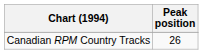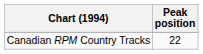(175, 40) 26 -> (175, 40) 22
